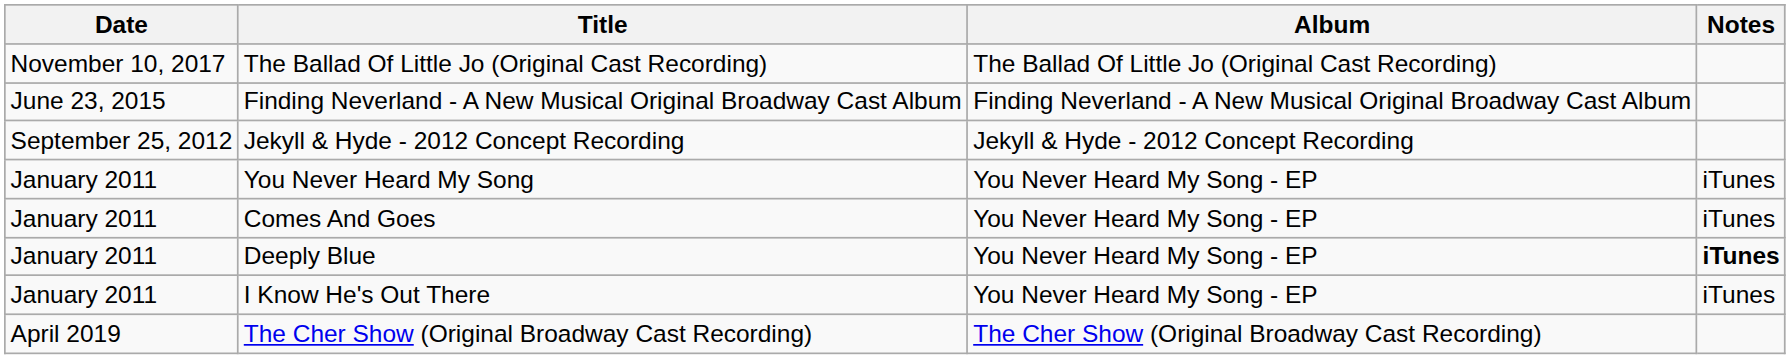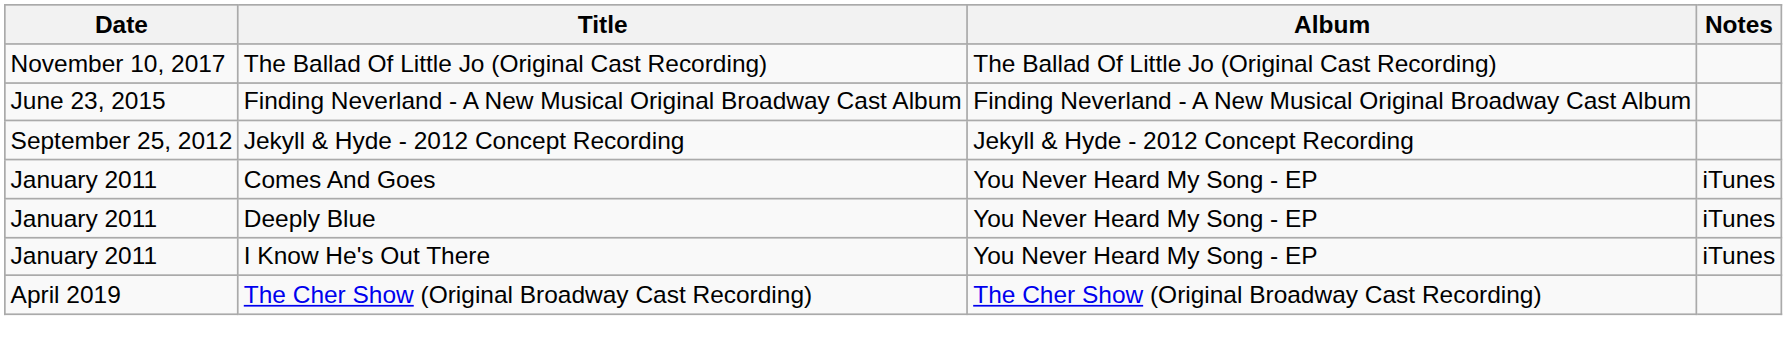- row: (389, 179)
(1741, 257) bold -> (1739, 218) normal
